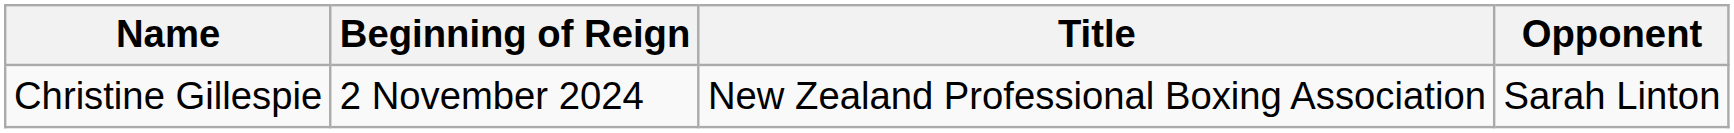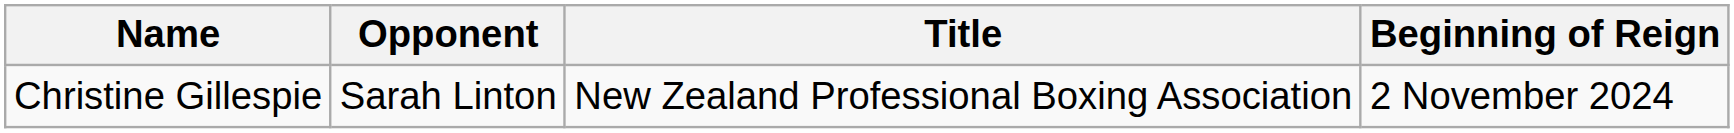columns swapped: (515, 34) <-> (1612, 34)
